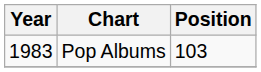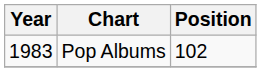(191, 50) 103 -> (191, 50) 102
